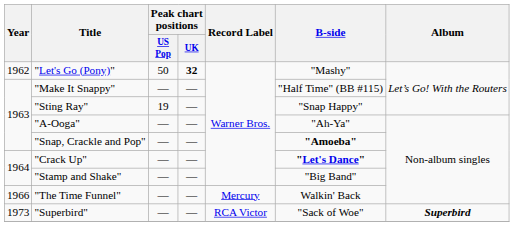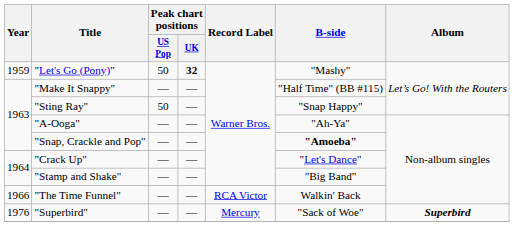(18, 70) 1962 -> (18, 70) 1959
(163, 106) 19 -> (163, 106) 50
(331, 159) bold -> (331, 159) normal
(240, 194) Mercury -> (240, 194) RCA Victor
(18, 212) 1973 -> (18, 212) 1976
(240, 212) RCA Victor -> (240, 212) Mercury
